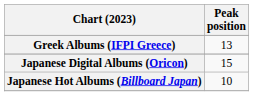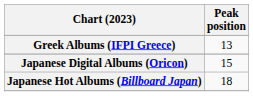(226, 81) 10 -> (226, 81) 18
